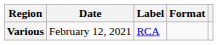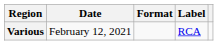columns swapped: (187, 13) <-> (150, 13)
